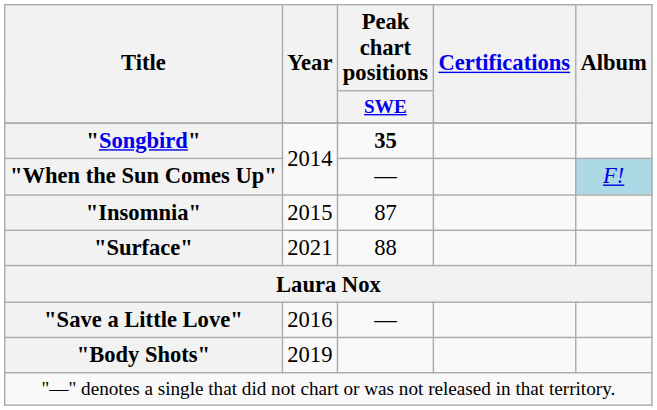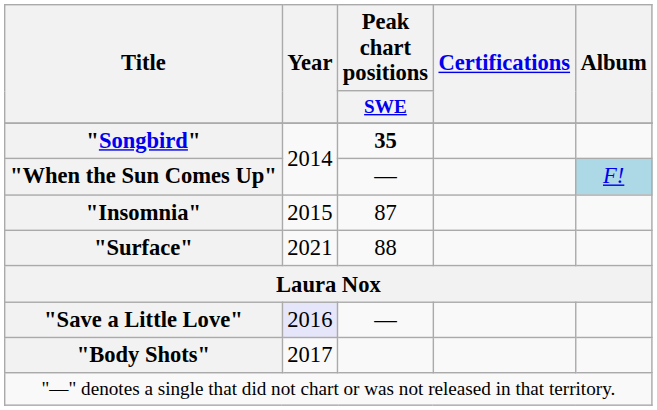(310, 319) no background -> (310, 319) lavender background
(310, 355) 2019 -> (310, 355) 2017
